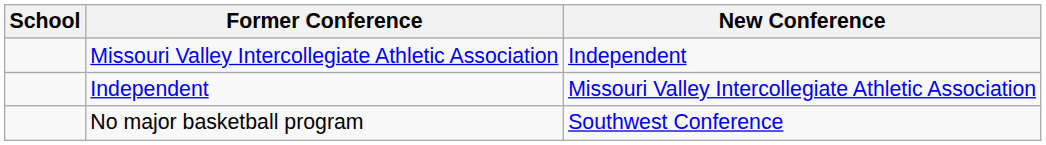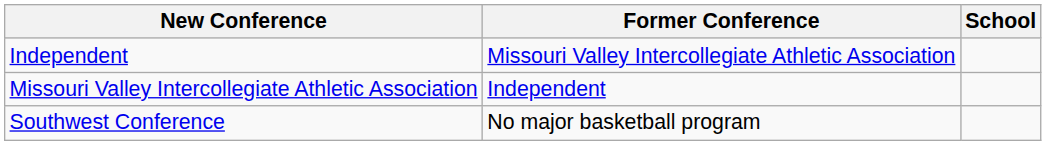columns swapped: (45, 21) <-> (802, 21)
